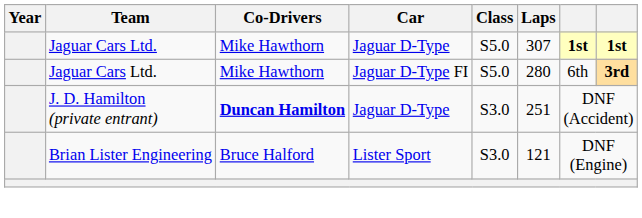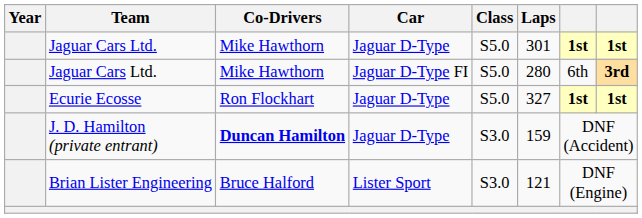(538, 45) 307 -> (538, 45) 301
+ row: (95, 99)
(538, 109) 251 -> (538, 136) 159
